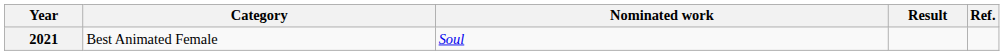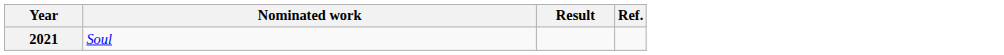- column: (259, 15)
